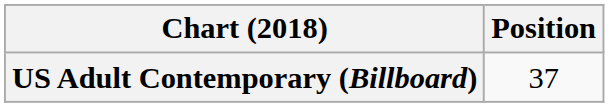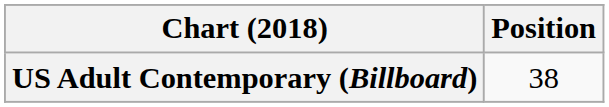(544, 76) 37 -> (544, 76) 38
